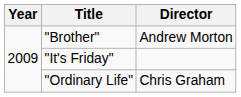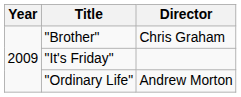(186, 37) Andrew Morton -> (182, 37) Chris Graham
(182, 80) Chris Graham -> (186, 80) Andrew Morton
